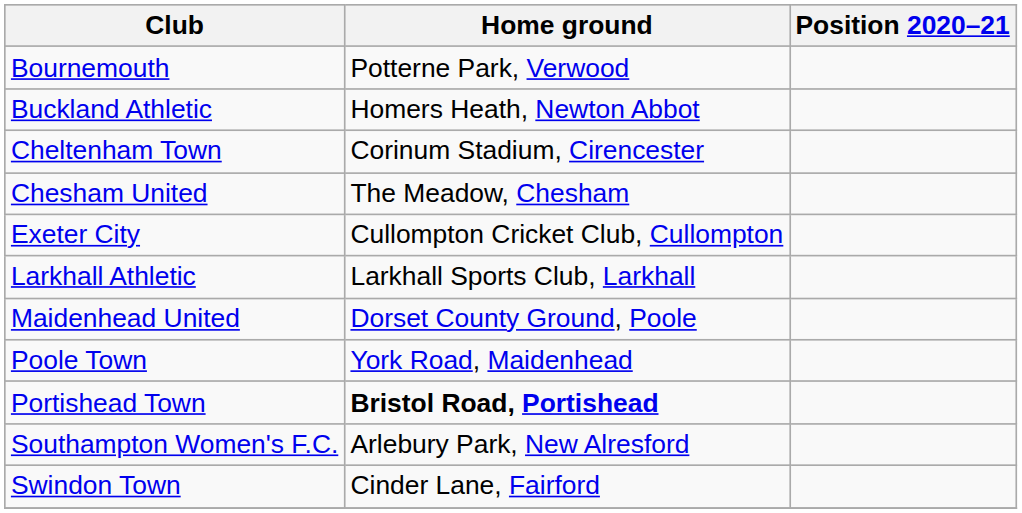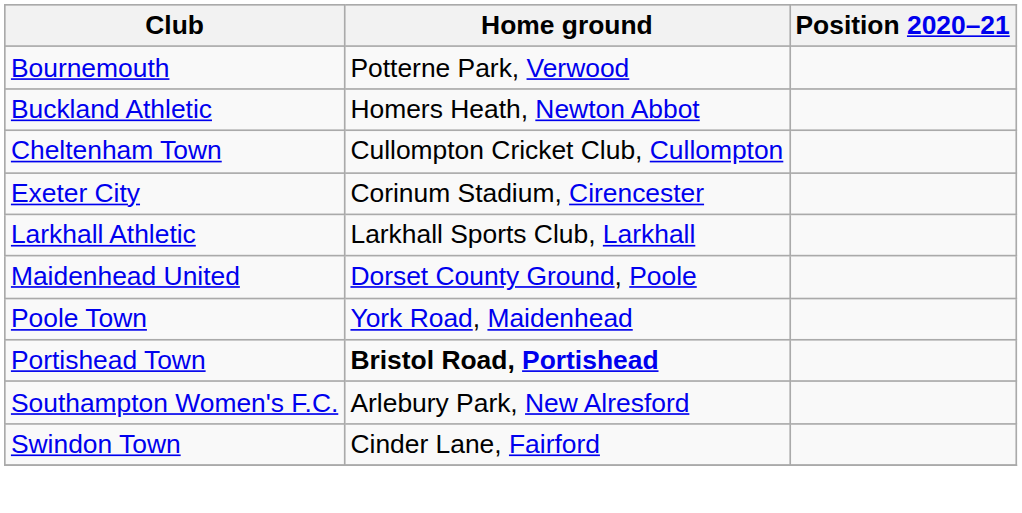(527, 151) Corinum Stadium, Cirencester -> (567, 151) Cullompton Cricket Club, Cullompton
- row: (109, 192)
(567, 234) Cullompton Cricket Club, Cullompton -> (527, 192) Corinum Stadium, Cirencester
